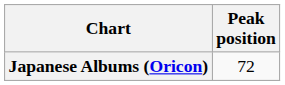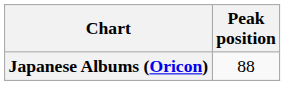(246, 66) 72 -> (246, 66) 88
